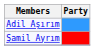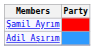rows swapped: (33, 24) <-> (33, 38)
